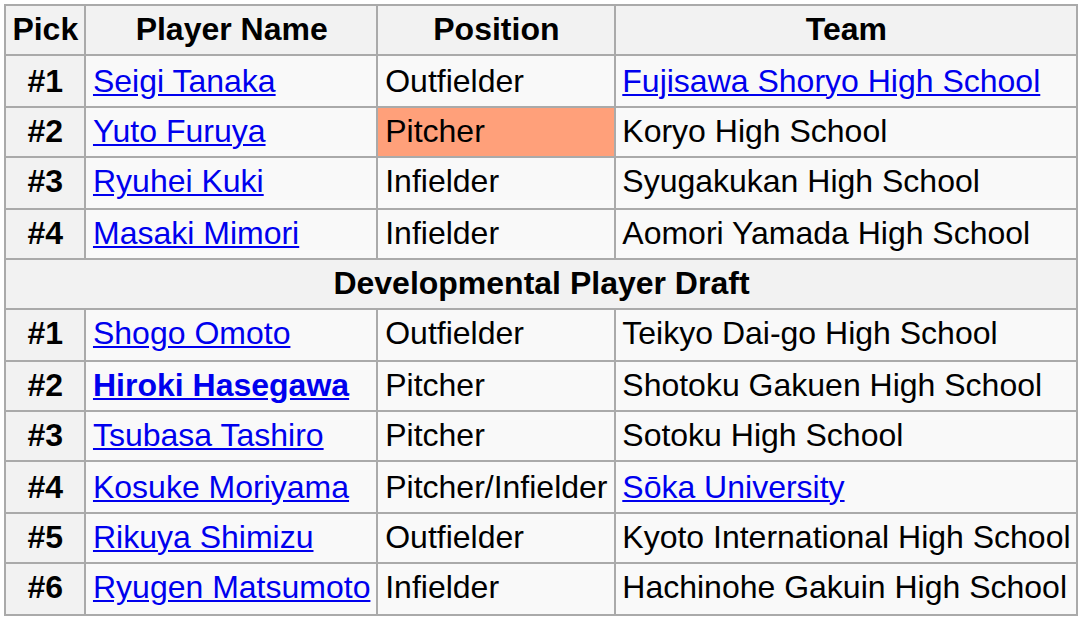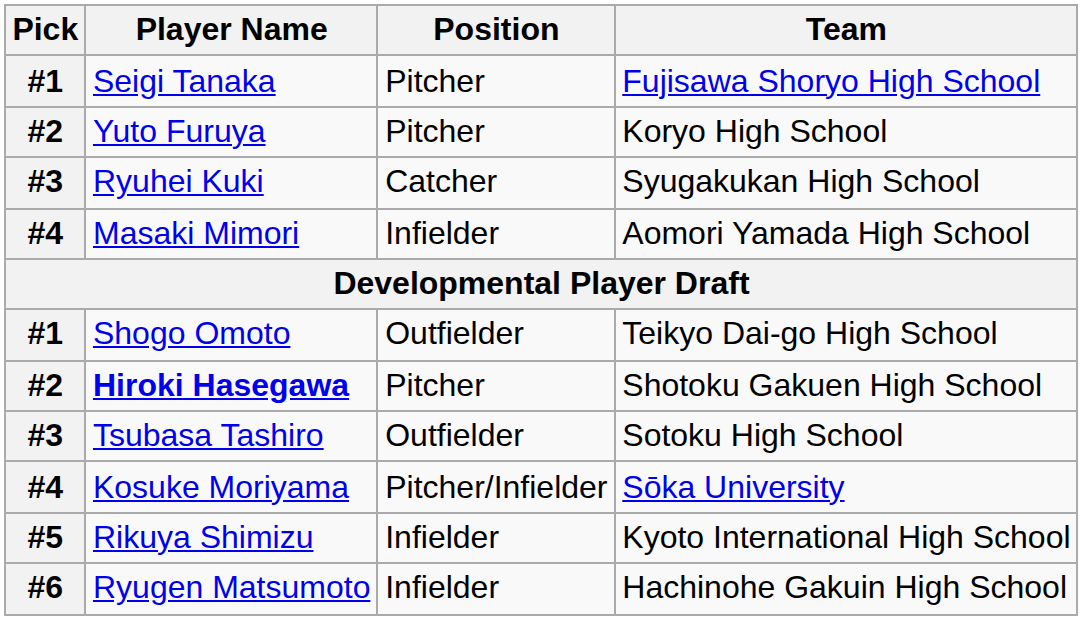(455, 80) Outfielder -> (435, 80) Pitcher
(435, 131) lightsalmon background -> (435, 131) no background
(442, 182) Infielder -> (441, 182) Catcher
(435, 435) Pitcher -> (455, 435) Outfielder
(455, 537) Outfielder -> (442, 537) Infielder
